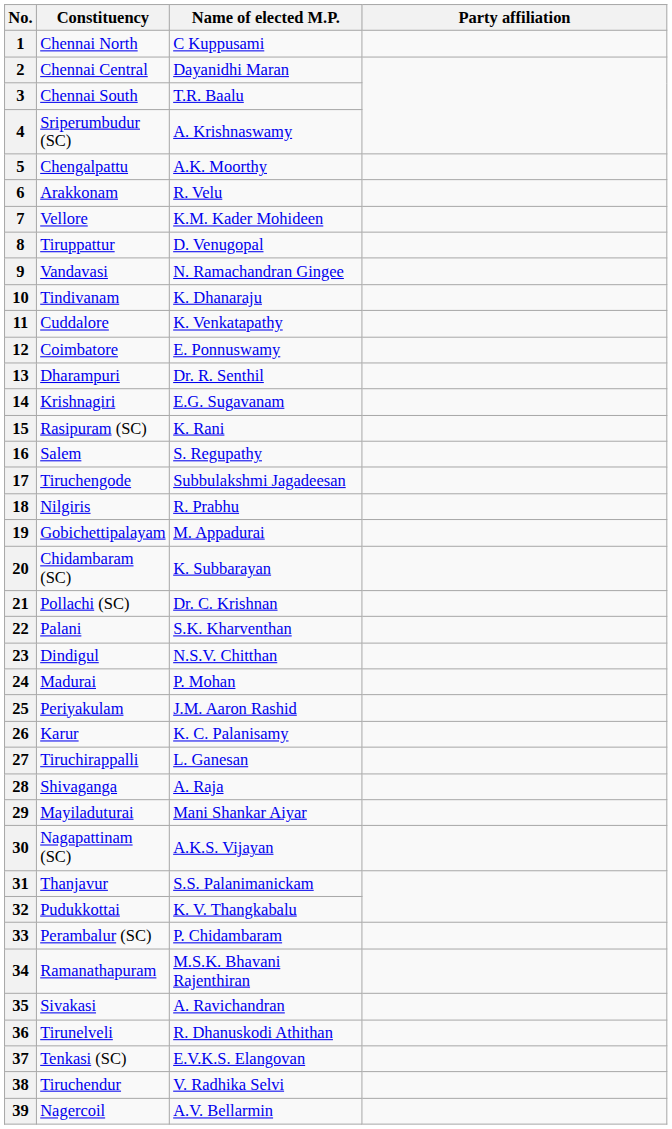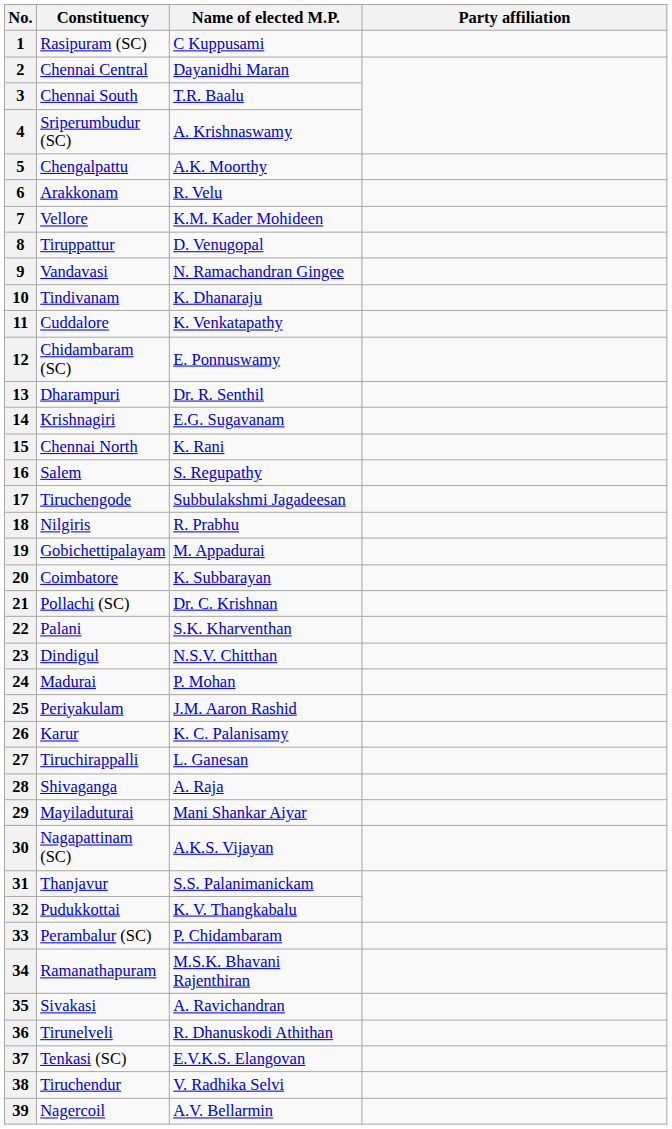(89, 43) Chennai North -> (94, 43) Rasipuram (SC)
(79, 349) Coimbatore -> (87, 359) Chidambaram (SC)
(94, 428) Rasipuram (SC) -> (89, 446) Chennai North
(87, 568) Chidambaram (SC) -> (79, 577) Coimbatore
